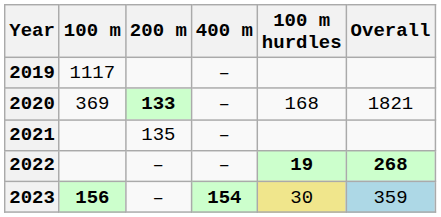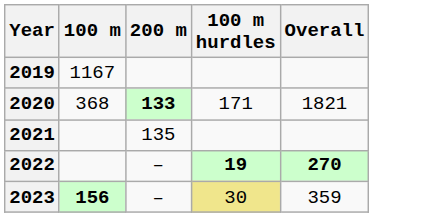- column: (224, 31)
(92, 73) 1117 -> (92, 73) 1167
(92, 104) 369 -> (92, 104) 368
(302, 104) 168 -> (236, 104) 171
(390, 166) 268 -> (324, 166) 270
(390, 197) lightblue background -> (324, 197) no background
